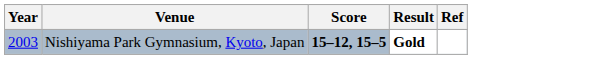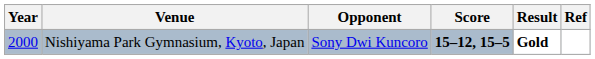+ column: (370, 17)
(23, 41) 2003 -> (23, 41) 2000
